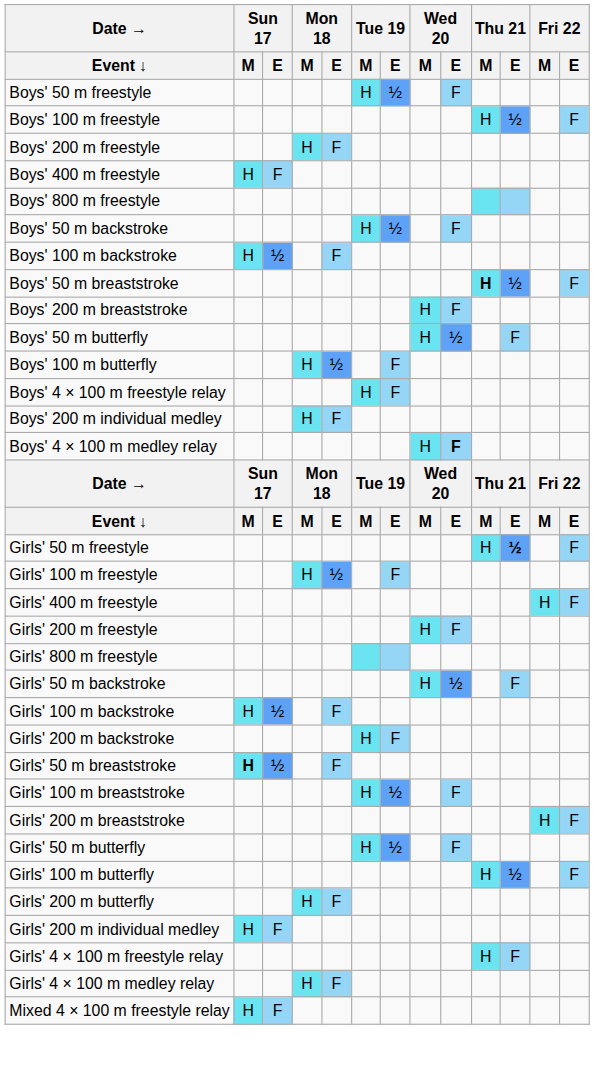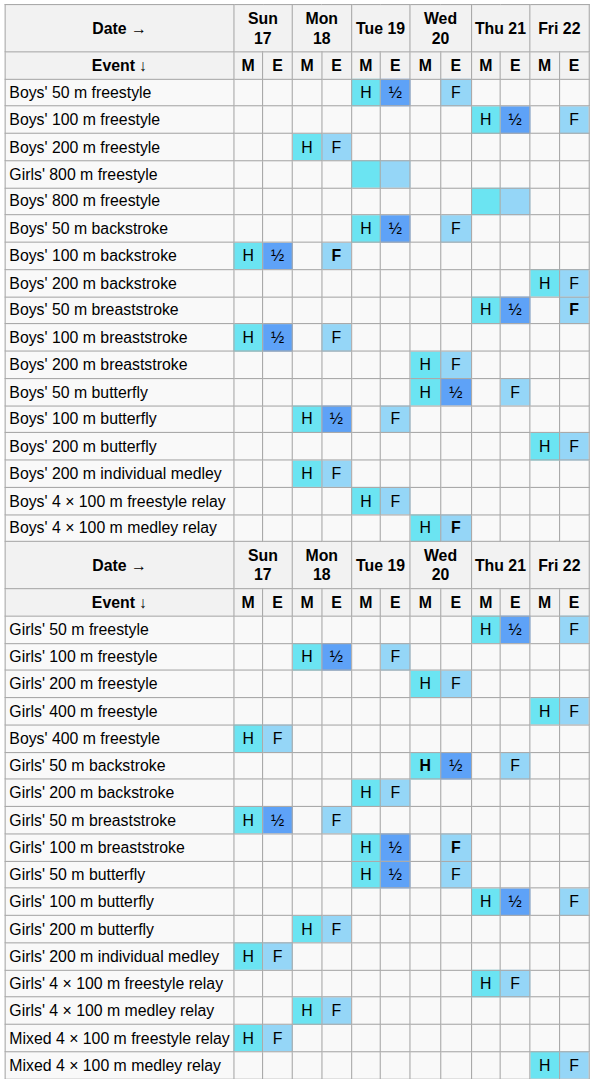rows swapped: (85, 174) <-> (83, 657)
(336, 256) normal -> (336, 256) bold
+ row: (93, 283)
(486, 283) bold -> (486, 310) normal
(574, 283) normal -> (574, 310) bold
+ row: (98, 337)
+ row: (83, 446)
rows swapped: (116, 419) <-> (118, 392)
(515, 548) bold -> (515, 629) normal
rows swapped: (83, 629) <-> (83, 602)
(425, 684) normal -> (425, 766) bold
- row: (92, 711)
(248, 766) bold -> (248, 820) normal
(456, 793) normal -> (456, 847) bold
- row: (97, 820)
+ row: (115, 1065)
